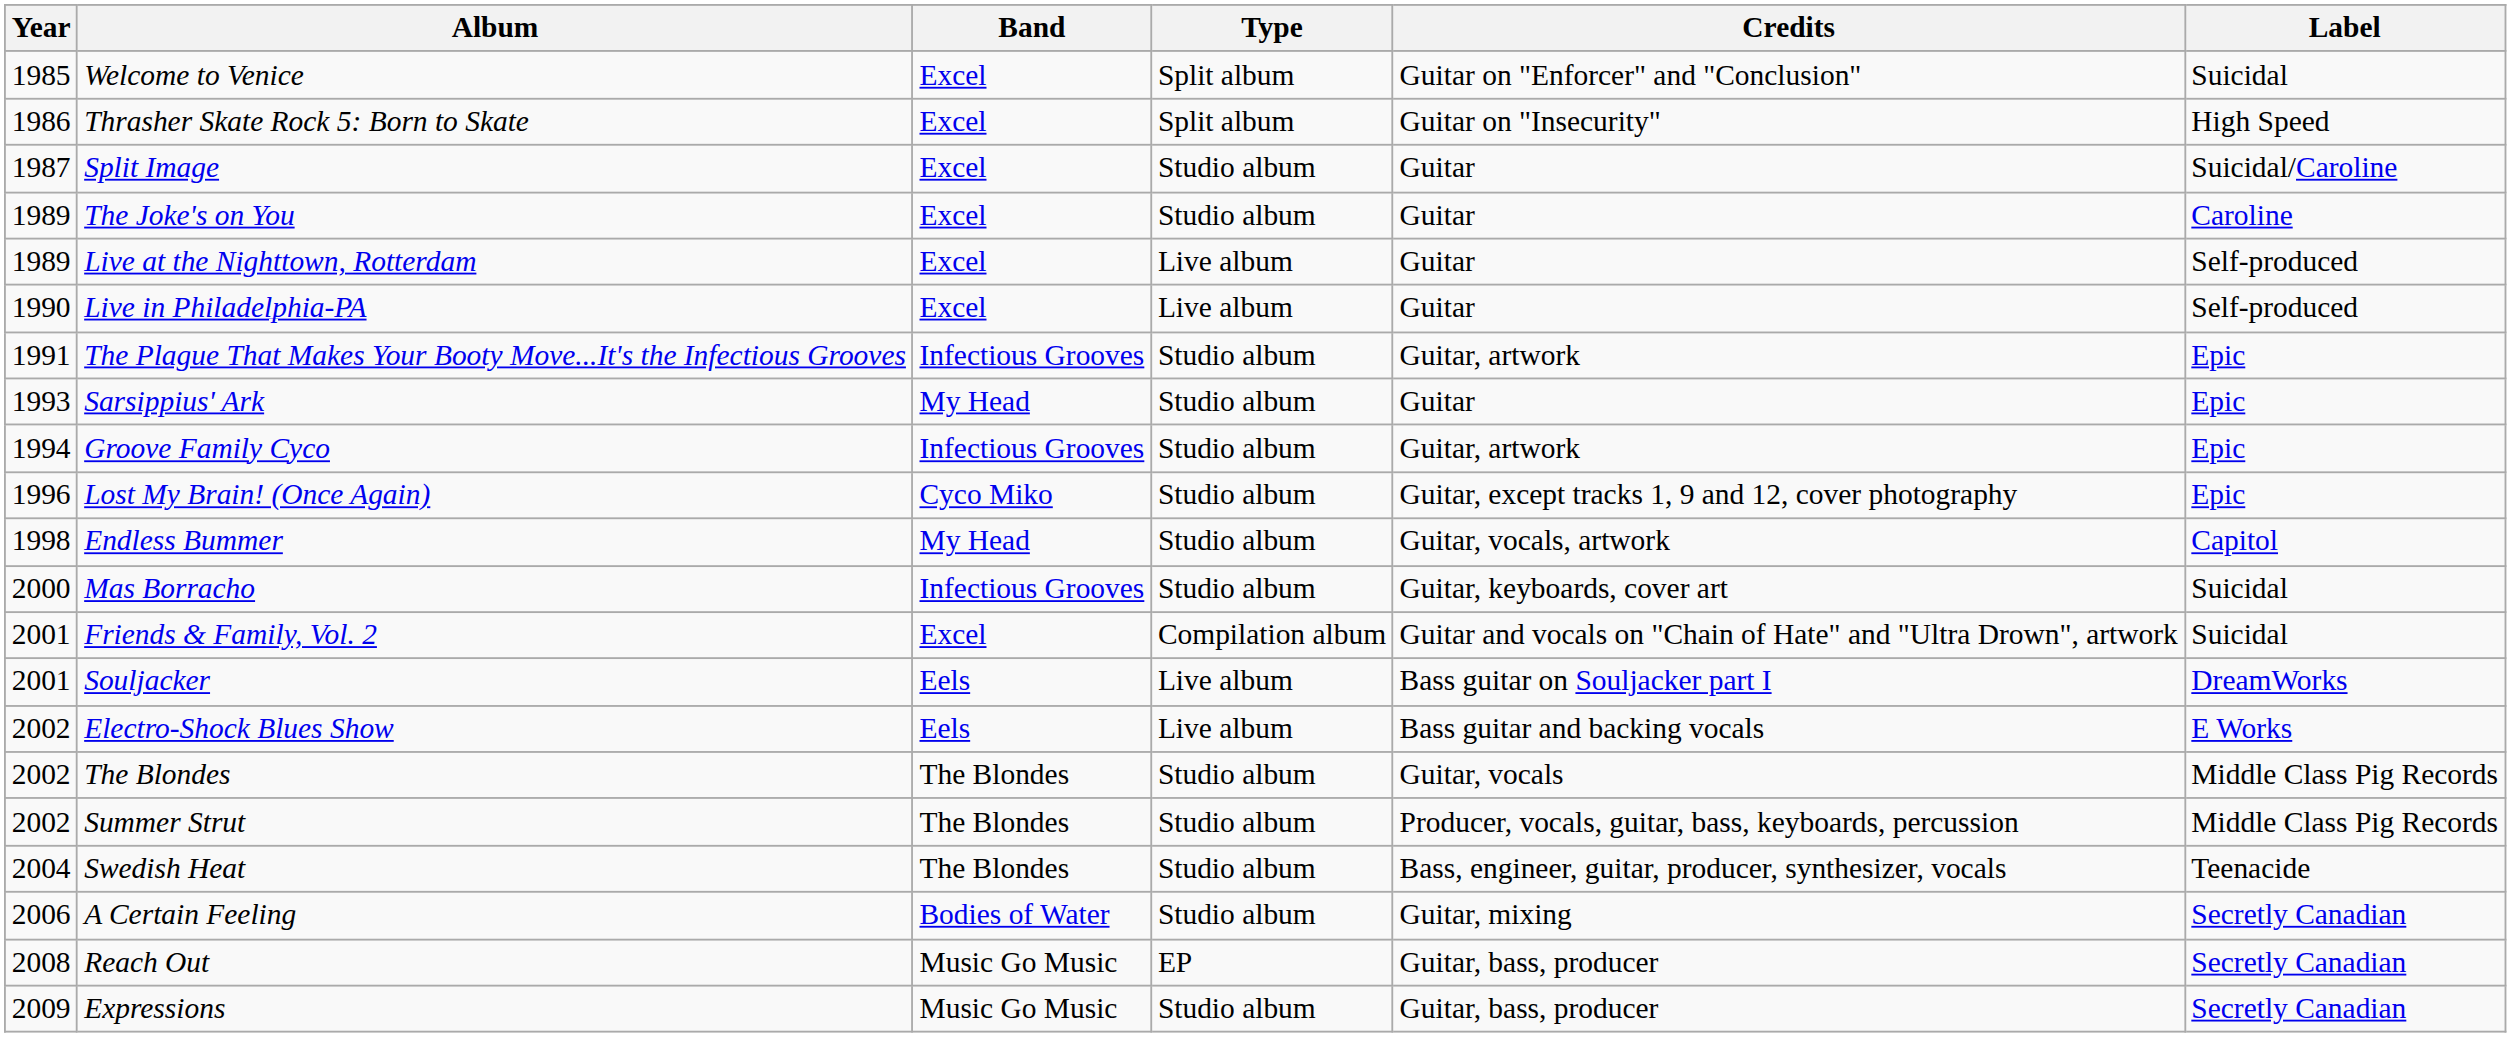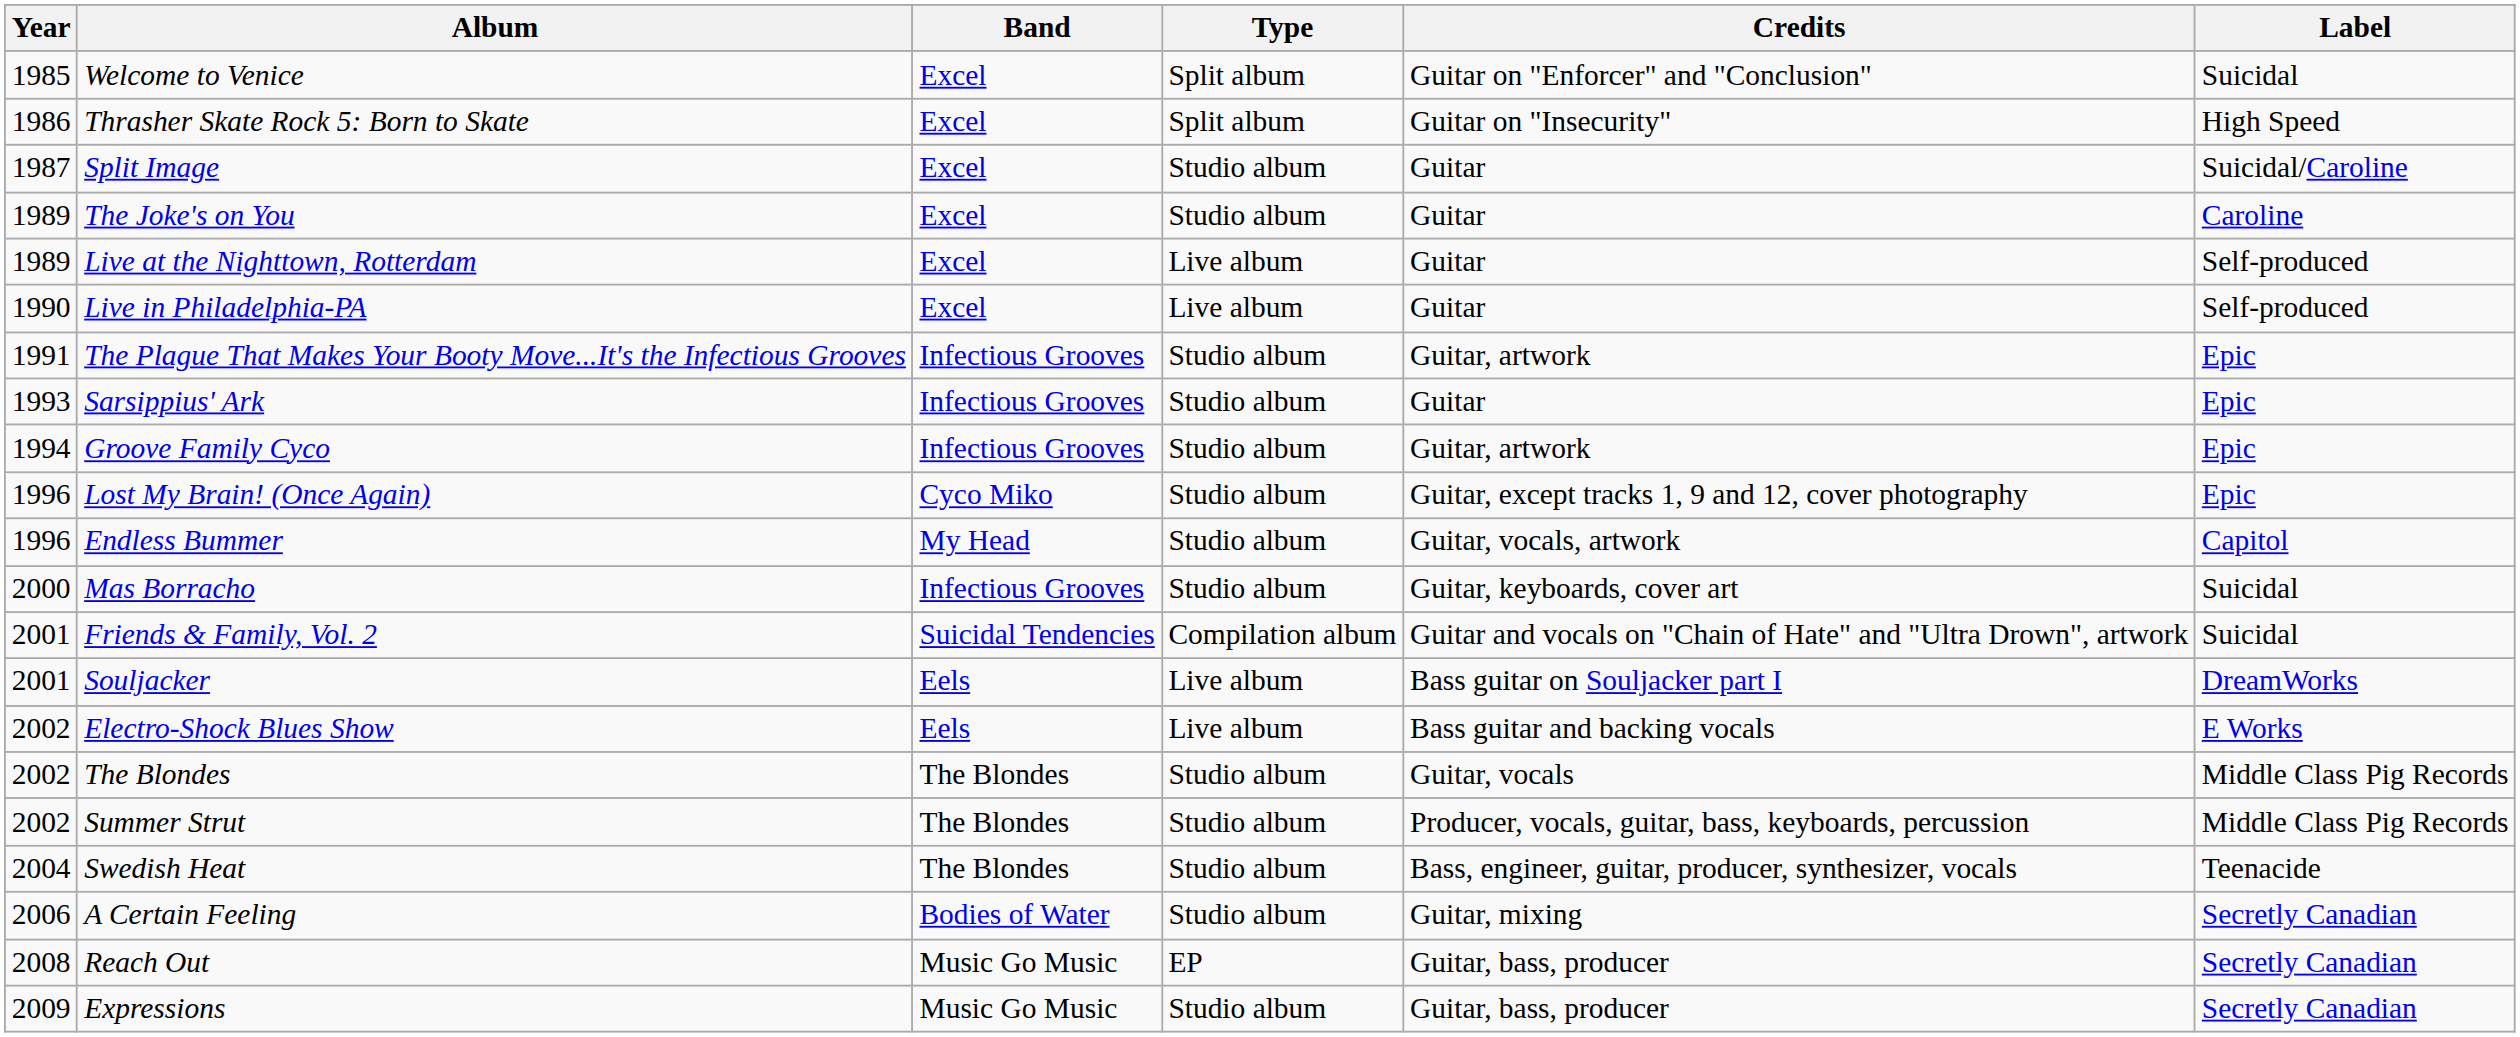(975, 401) My Head -> (1032, 401) Infectious Grooves
(41, 541) 1998 -> (41, 541) 1996
(953, 634) Excel -> (1037, 634) Suicidal Tendencies
